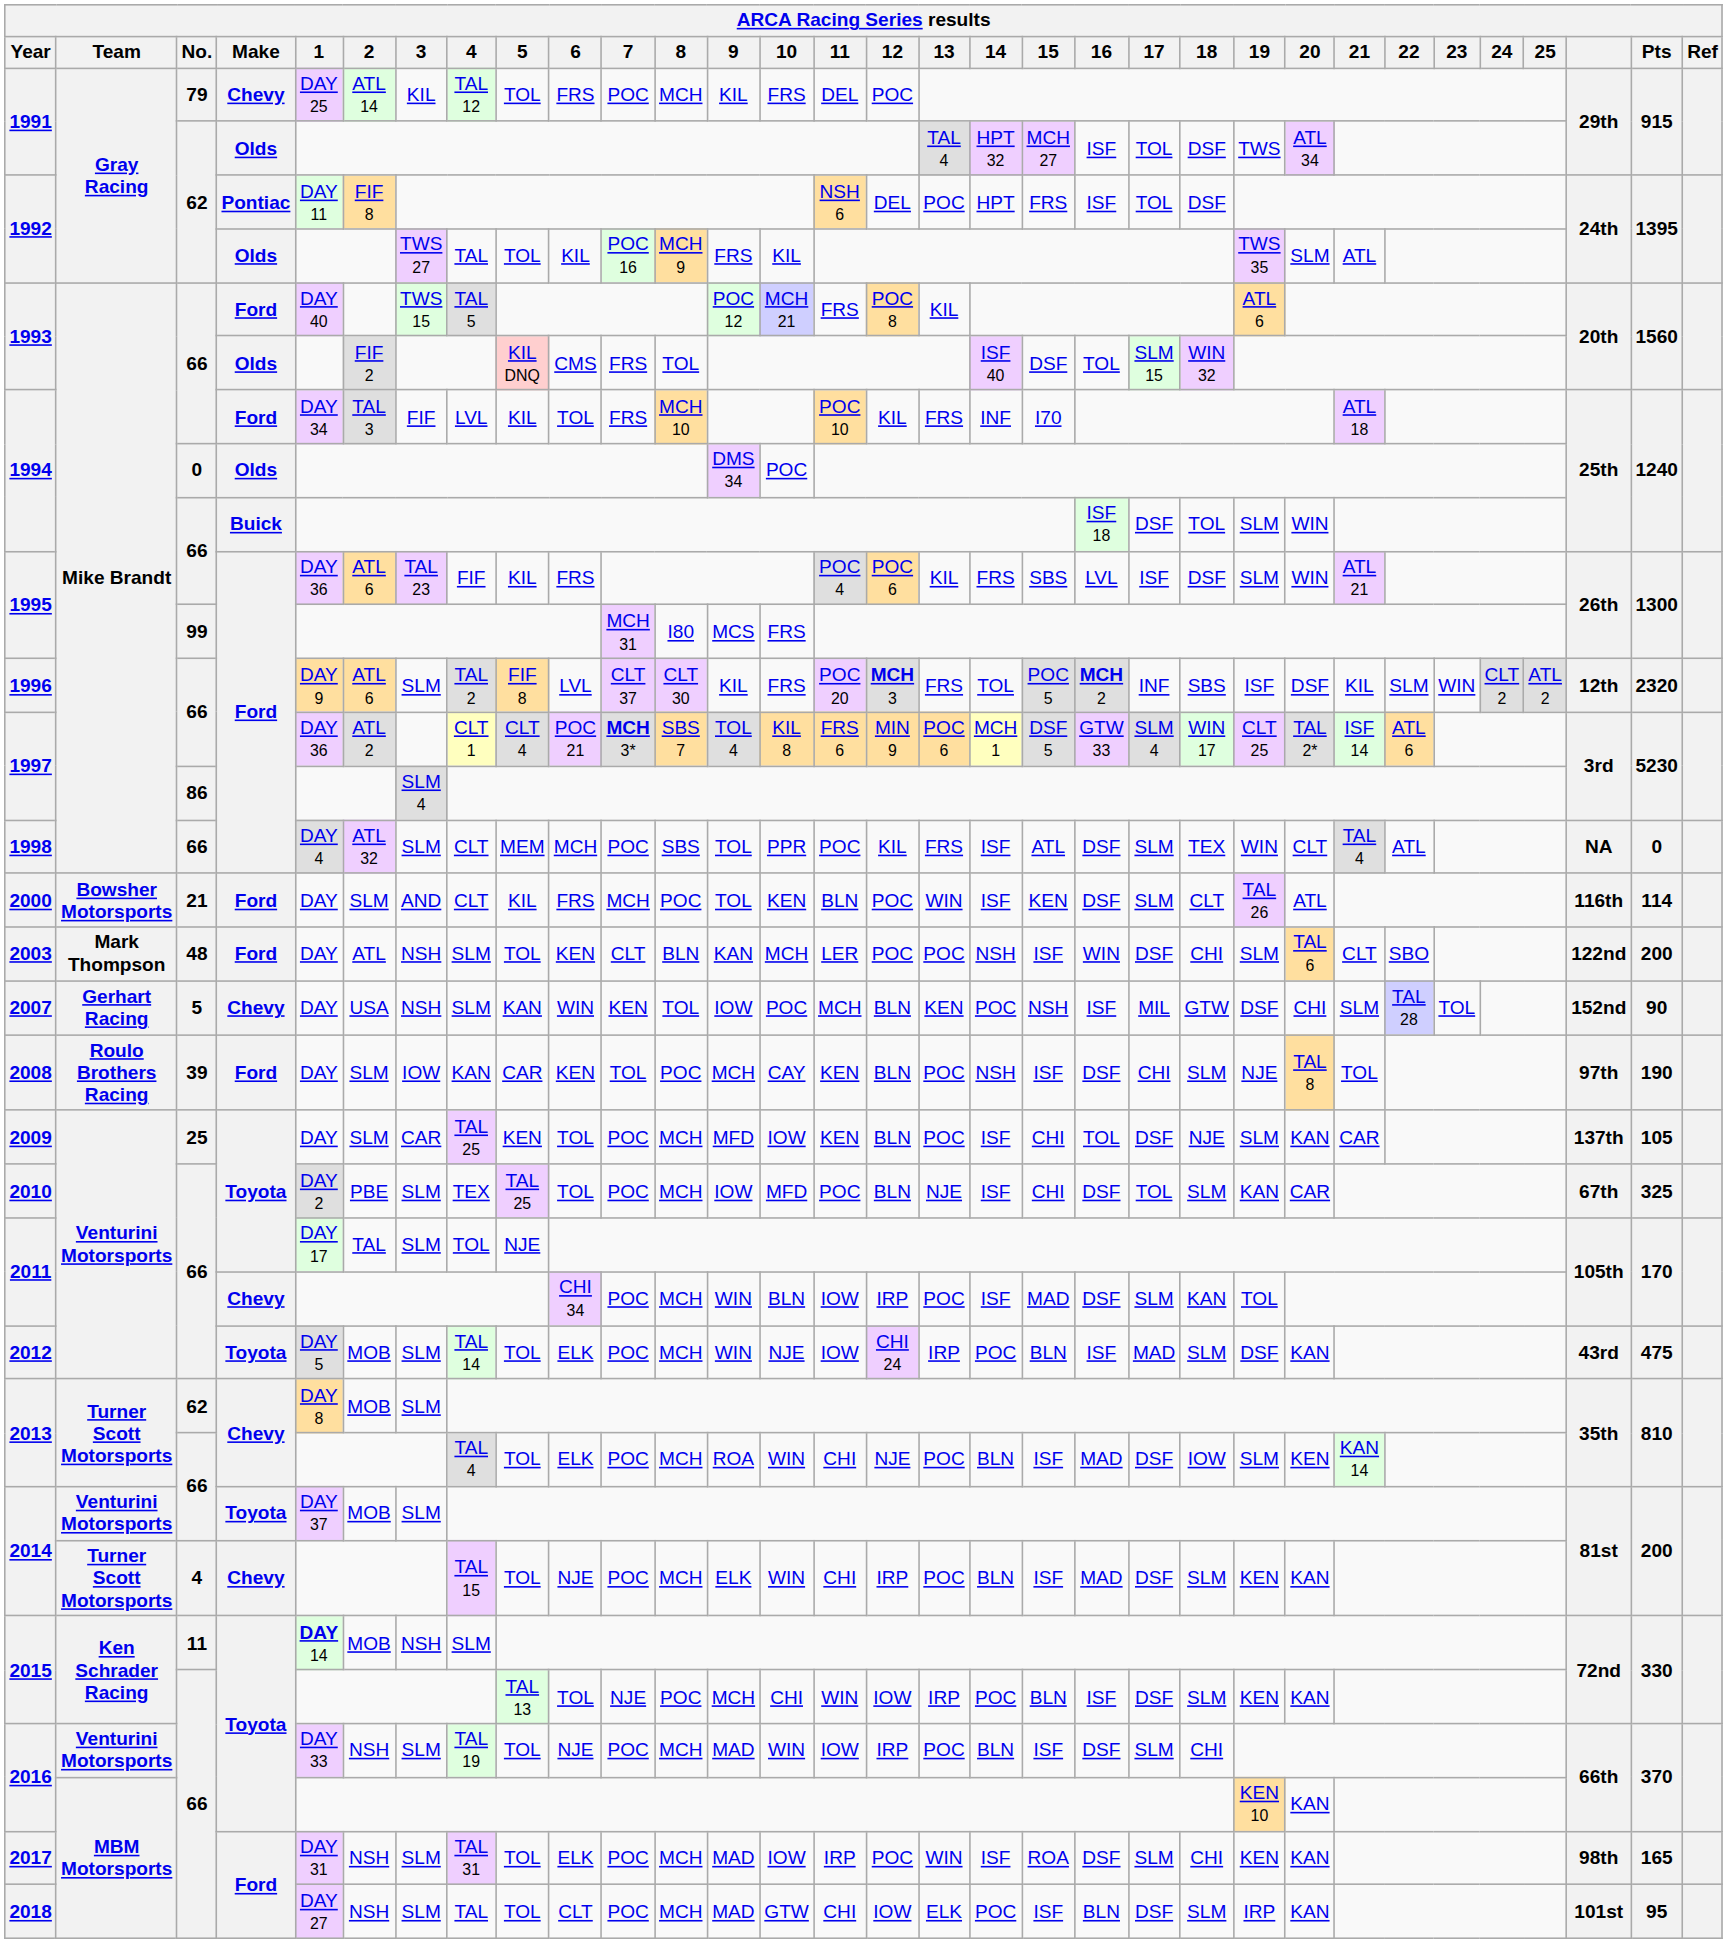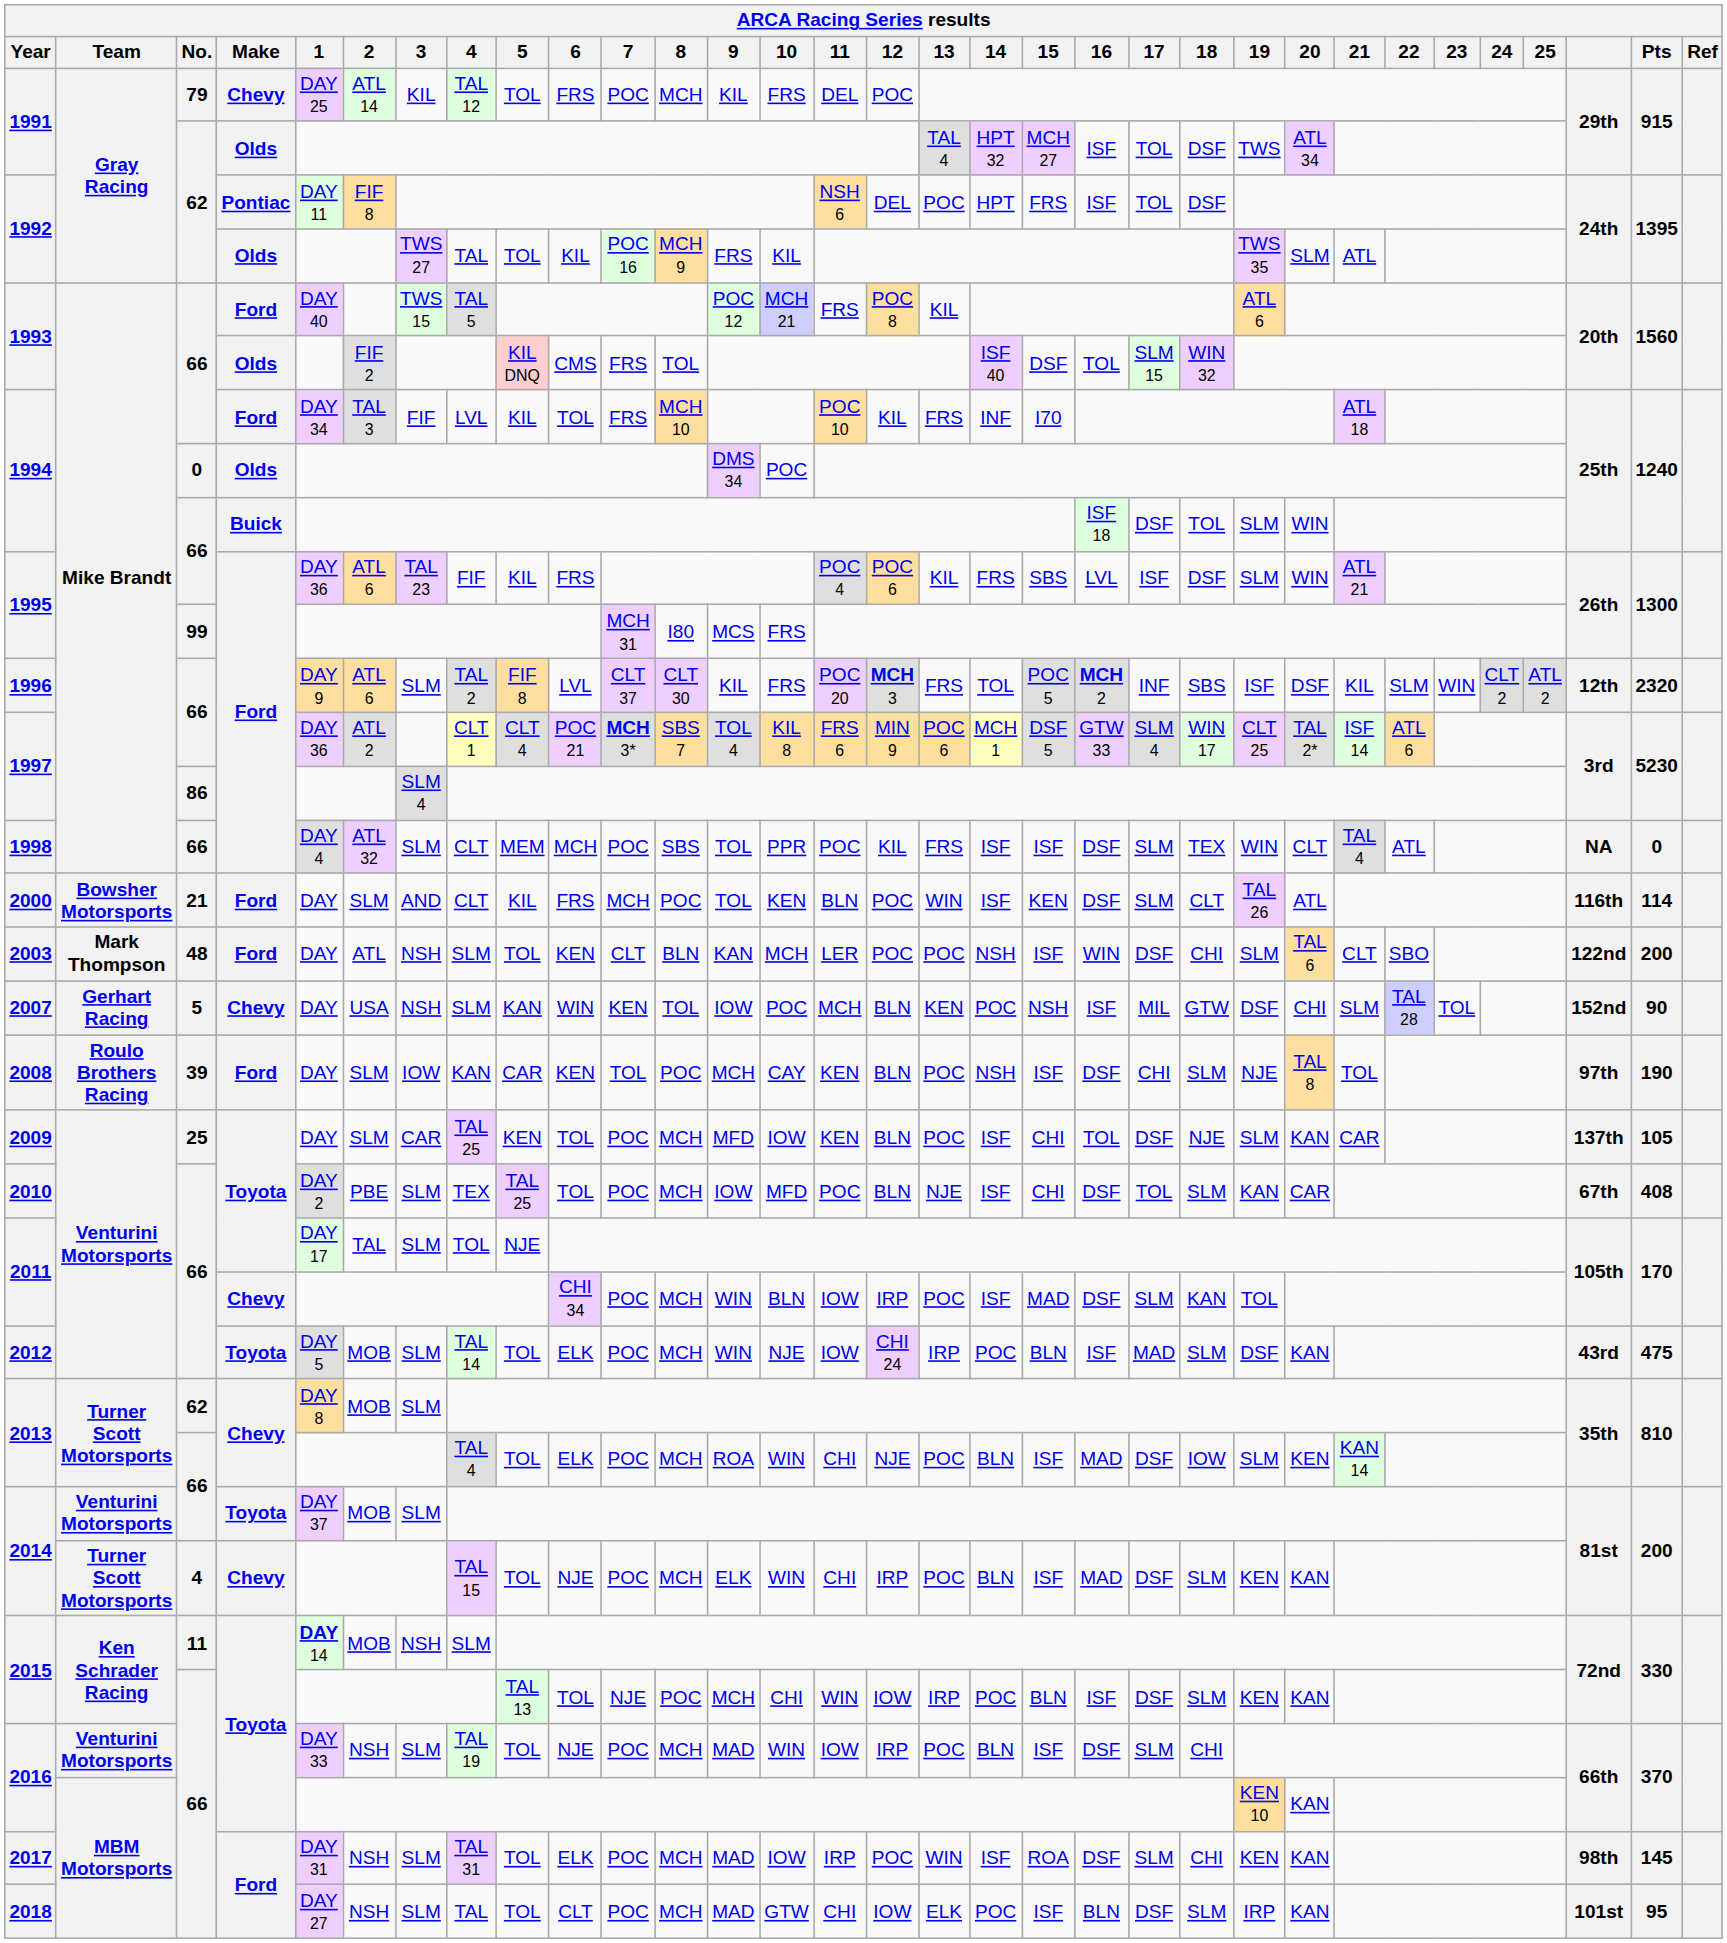(1048, 847) ATL -> (1048, 847) ISF
(1657, 1191) 325 -> (1657, 1191) 408
(1657, 1858) 165 -> (1657, 1858) 145
